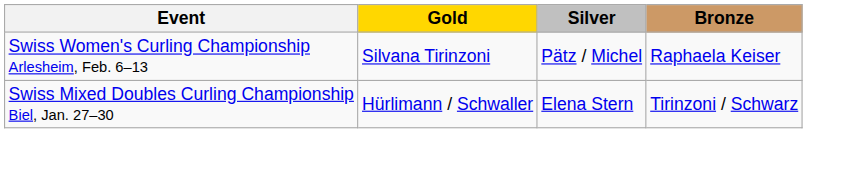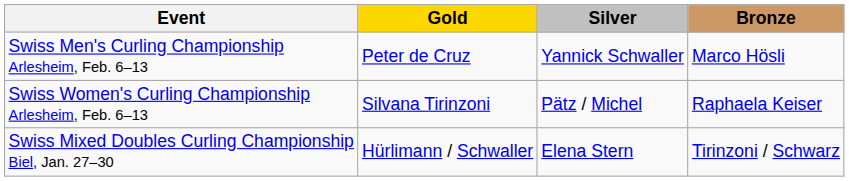+ row: (146, 56)
